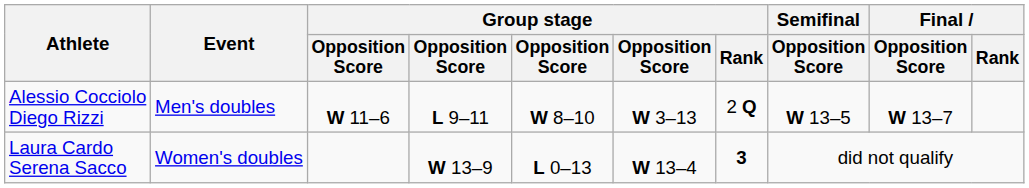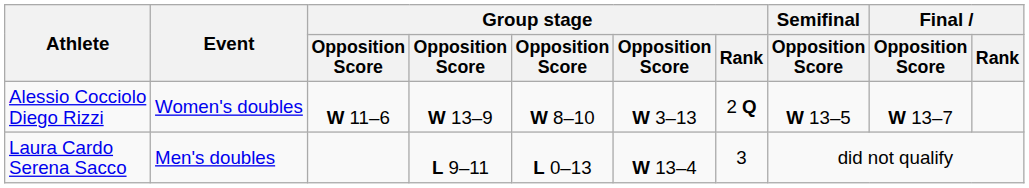(215, 107) Men's doubles -> (229, 107) Women's doubles
(460, 118) L 9–11 -> (460, 118) W 13–9
(229, 158) Women's doubles -> (215, 158) Men's doubles
(460, 168) W 13–9 -> (460, 168) L 9–11
(741, 158) bold -> (741, 158) normal
